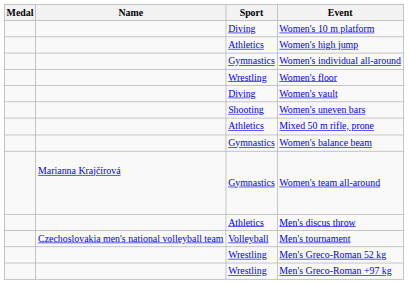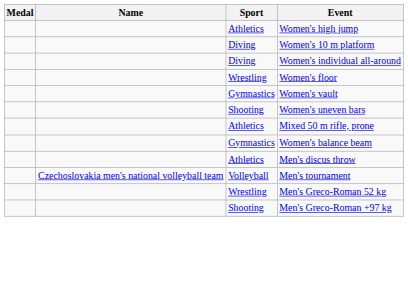rows swapped: (319, 45) <-> (327, 29)
(251, 61) Gymnastics -> (242, 61) Diving
(242, 94) Diving -> (251, 94) Gymnastics
- row: (330, 182)
(247, 271) Wrestling -> (246, 208) Shooting
